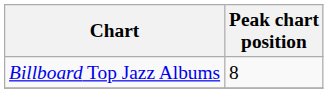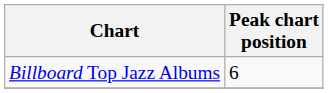(234, 72) 8 -> (234, 72) 6
